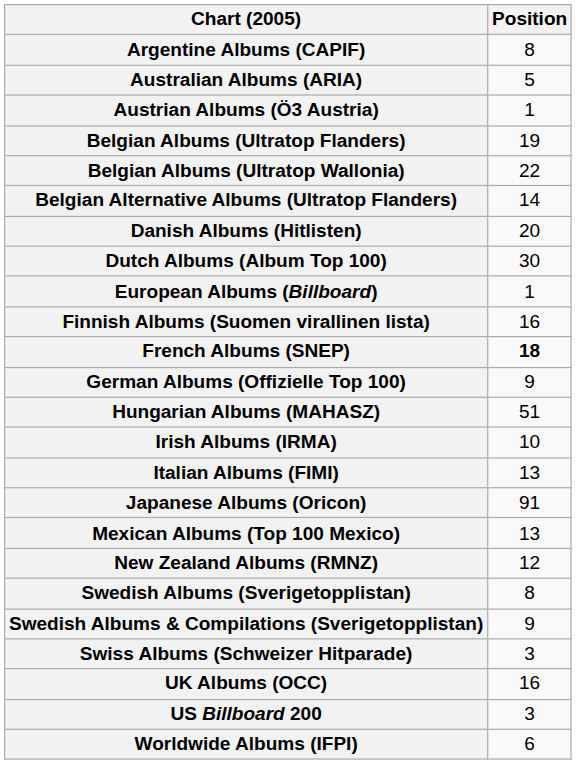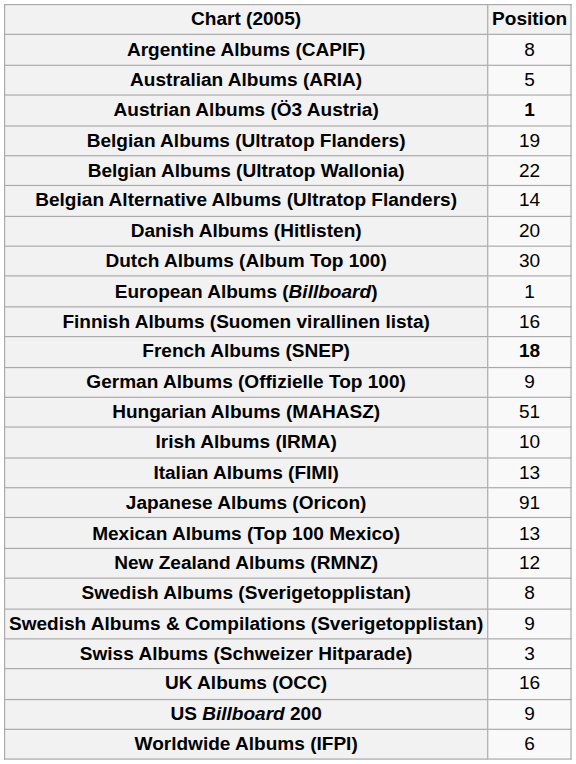(530, 110) normal -> (530, 110) bold
(530, 714) 3 -> (530, 714) 9
